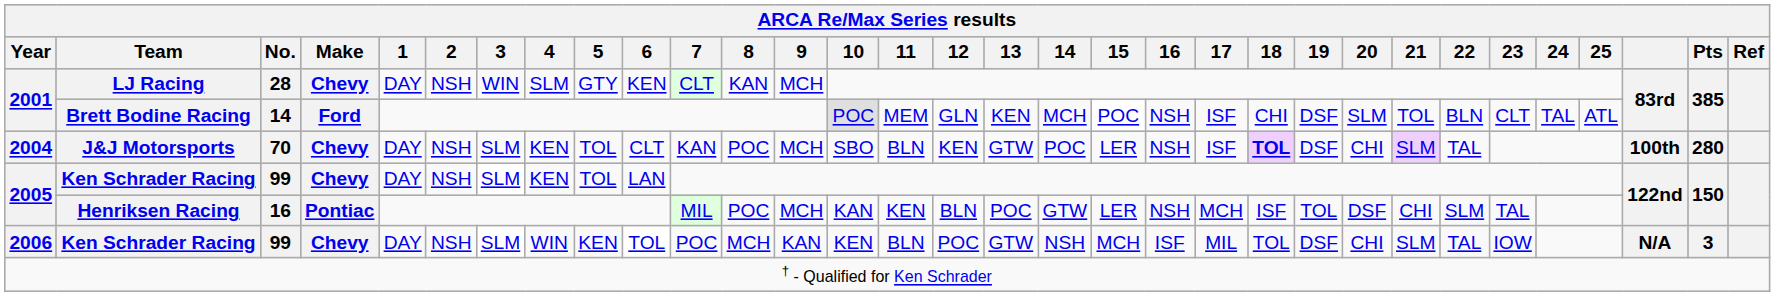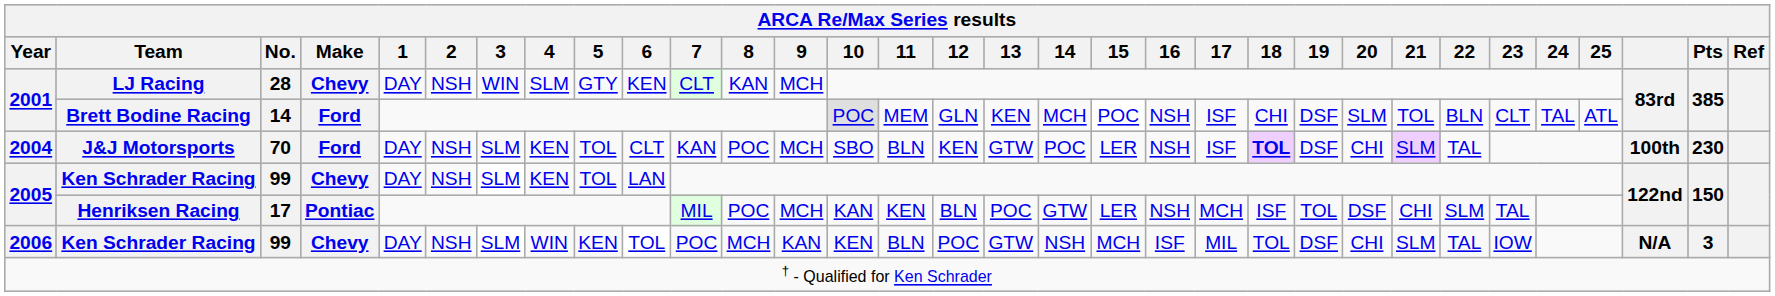(340, 147) Chevy -> (340, 147) Ford
(1708, 147) 280 -> (1708, 147) 230
(280, 211) 16 -> (280, 211) 17
